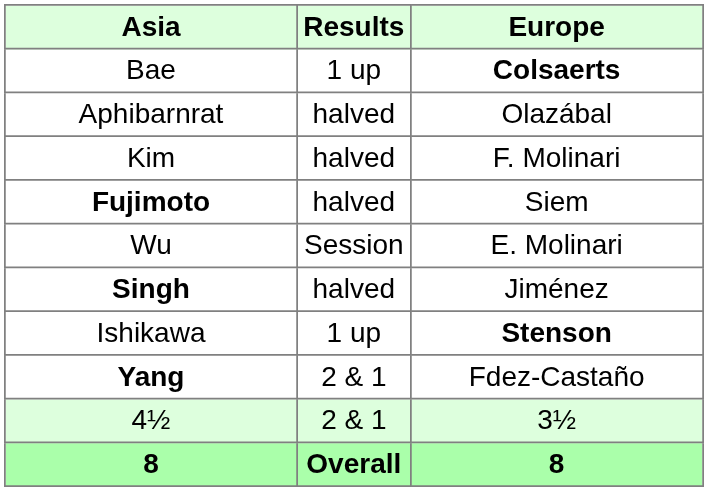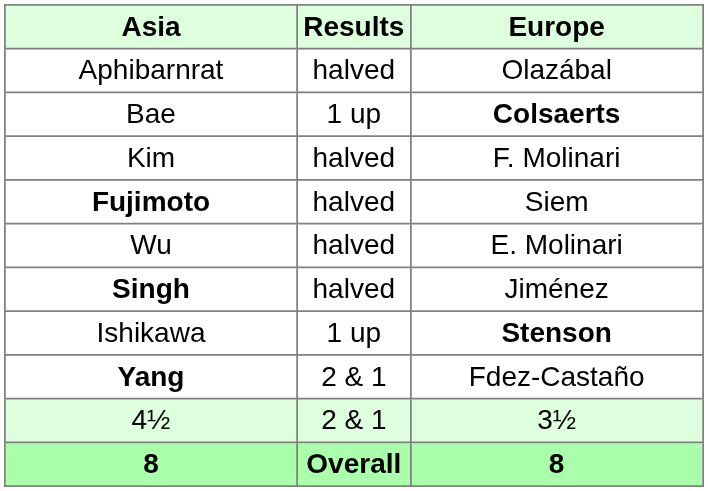rows swapped: (151, 113) <-> (151, 70)
(354, 245) Session -> (354, 245) halved
